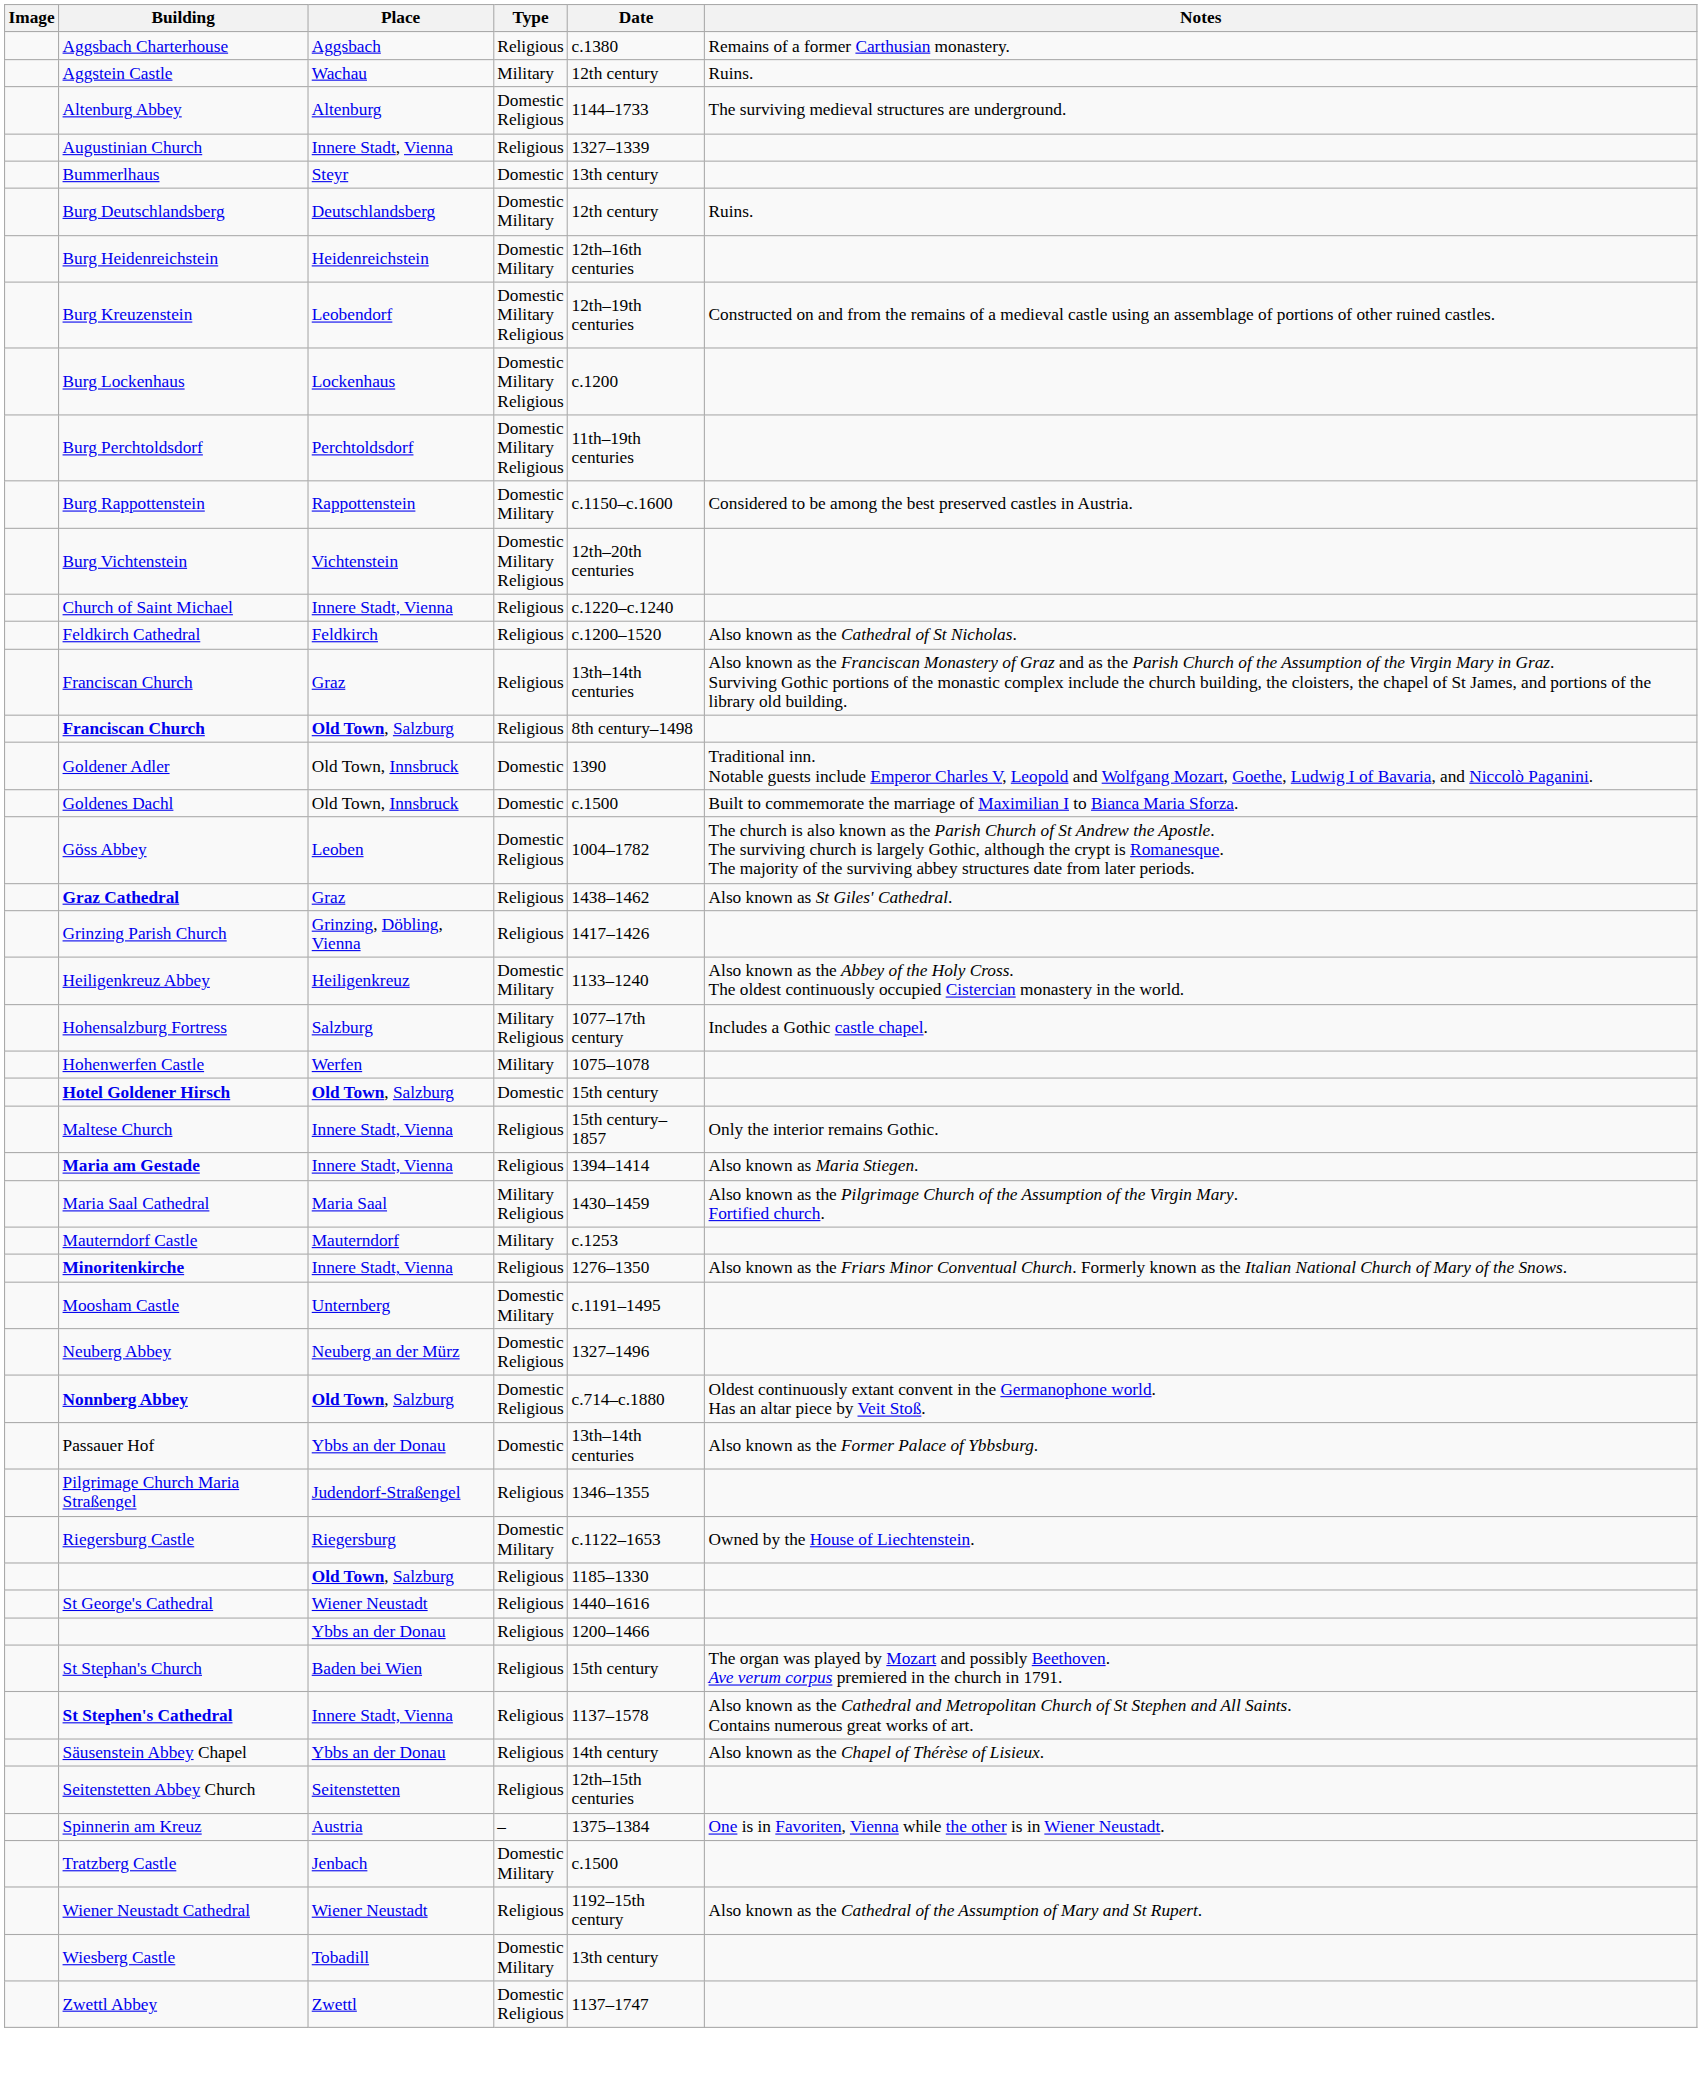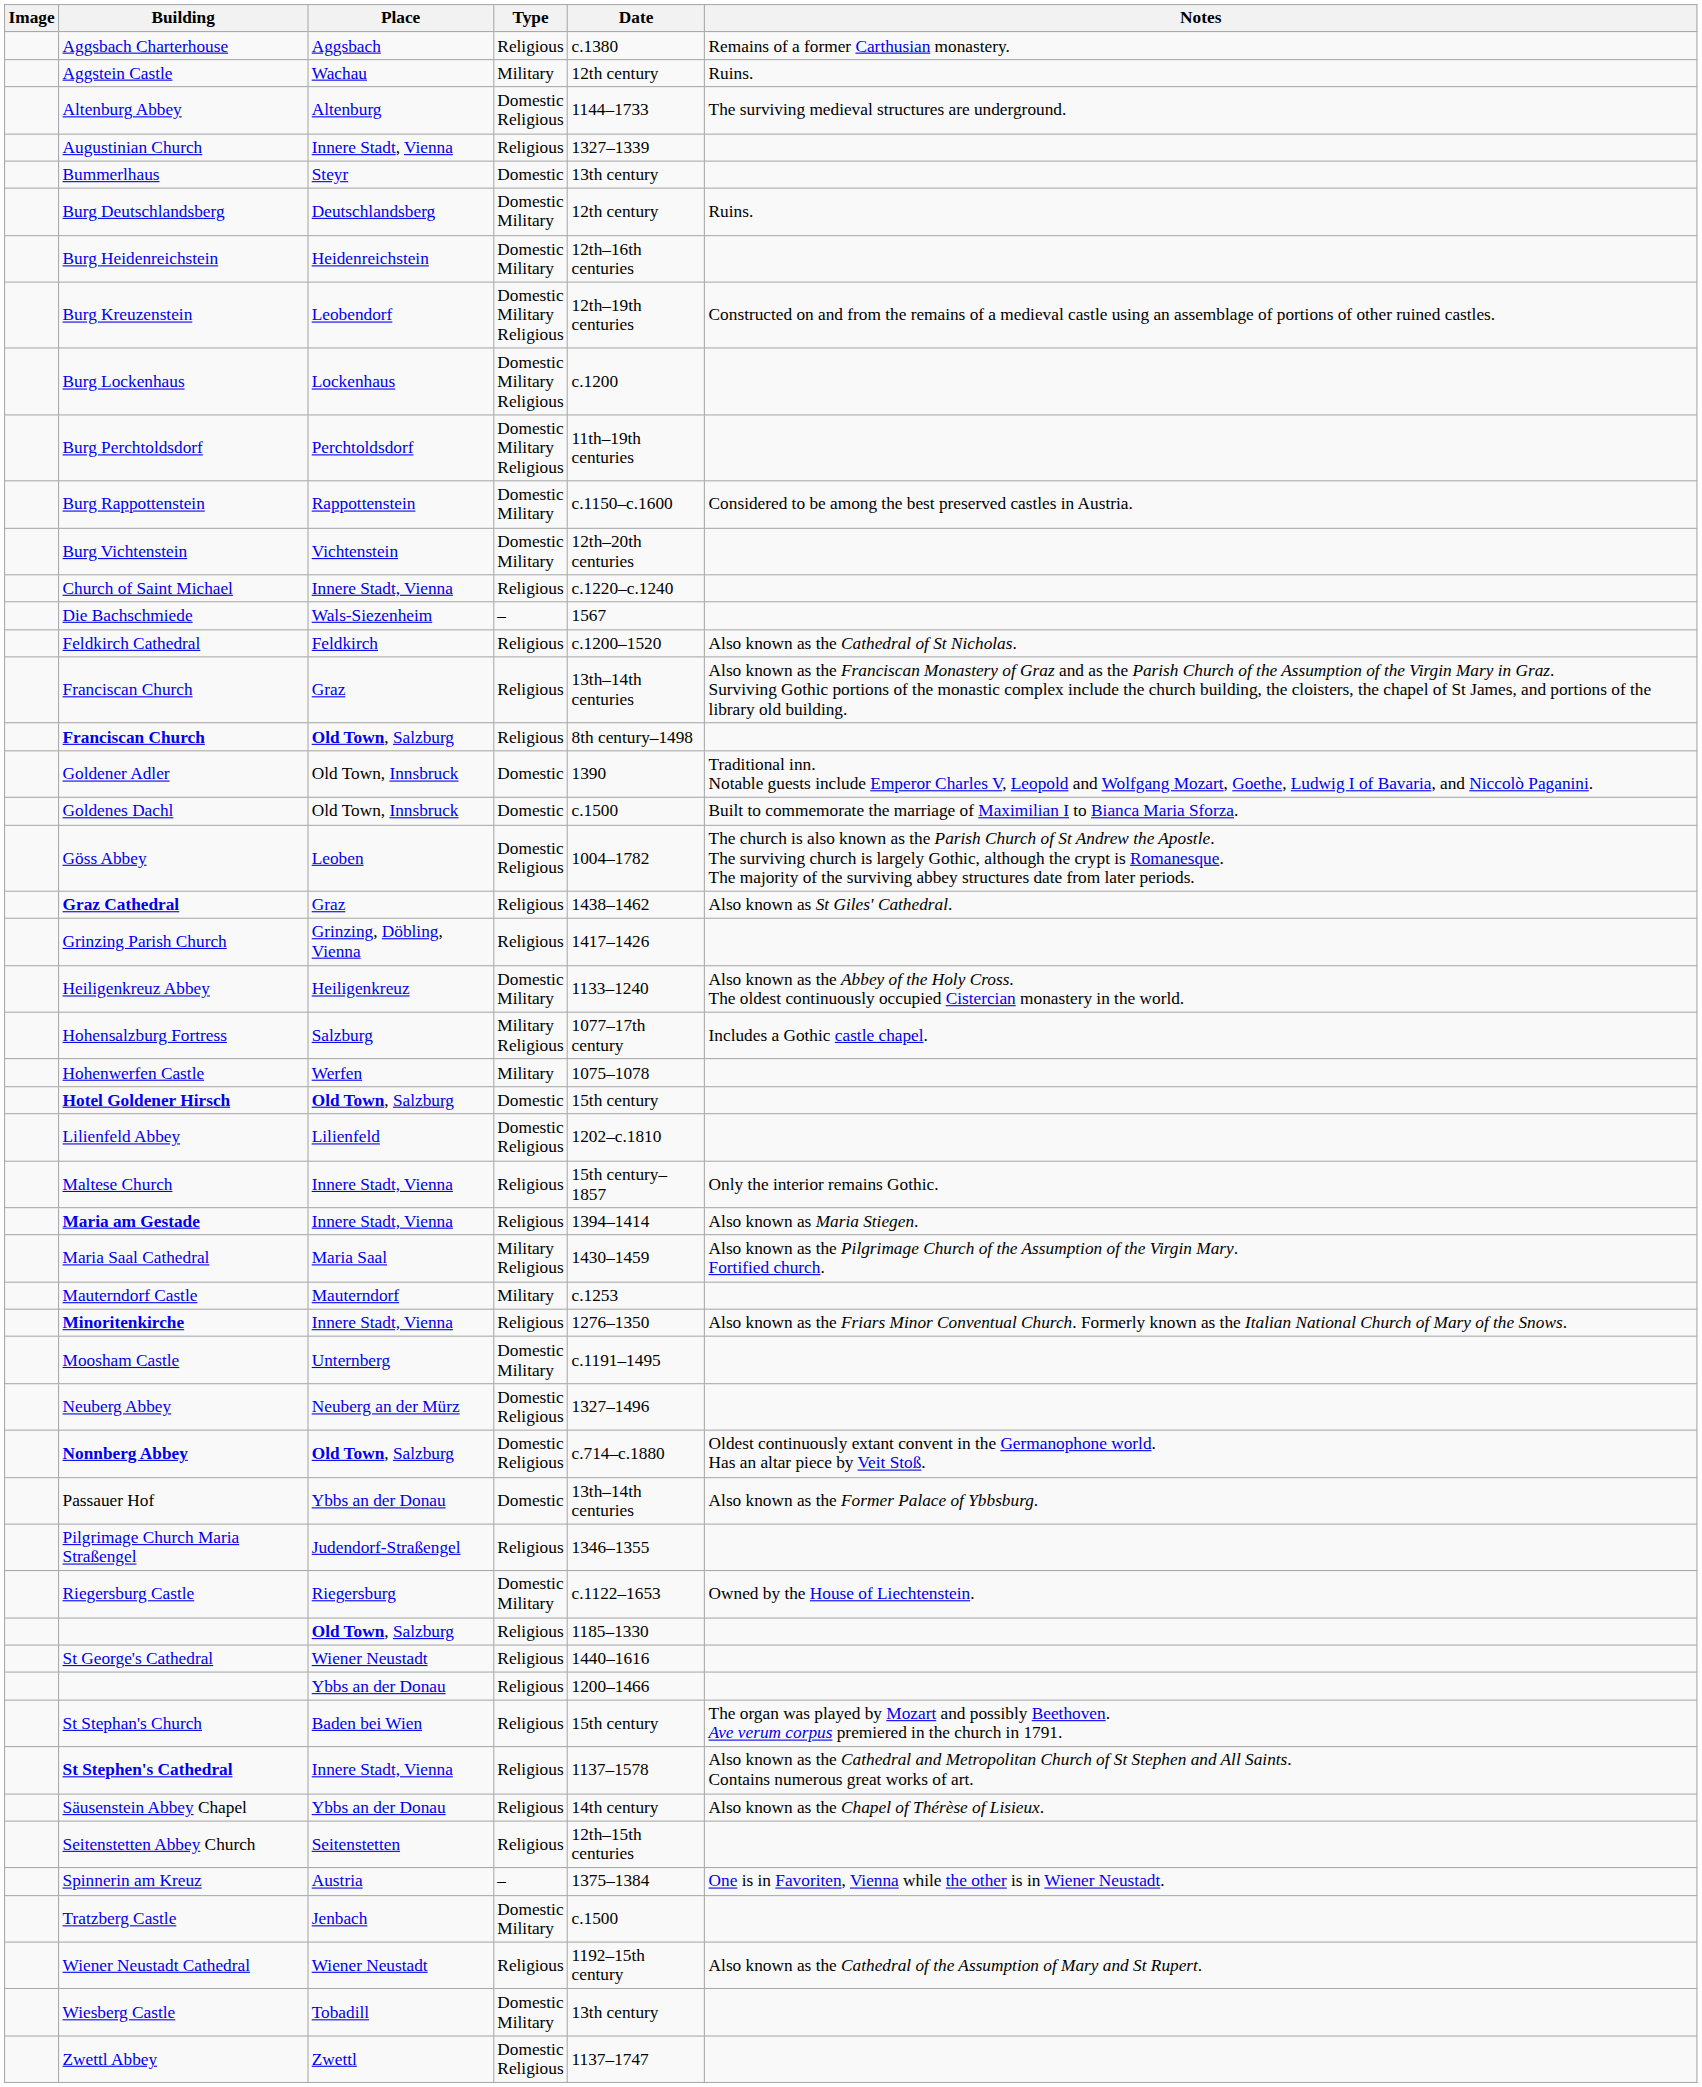(530, 560) Domestic Military Religious -> (530, 551) Domestic Military
+ row: (128, 615)
+ row: (121, 1137)
